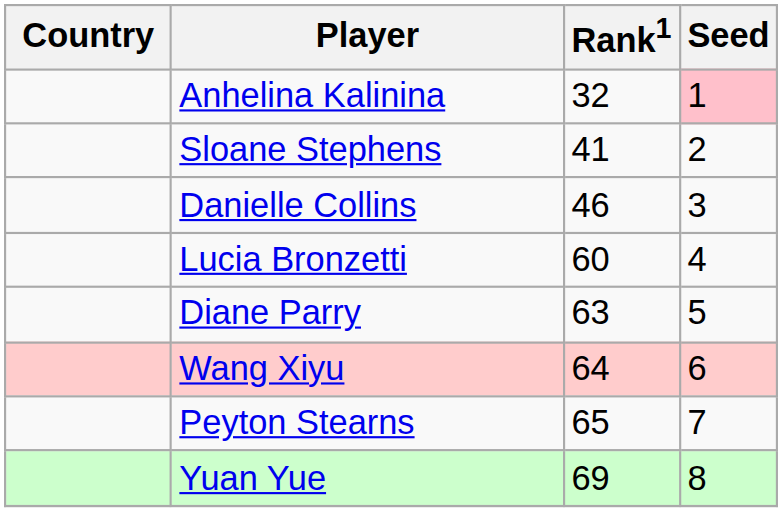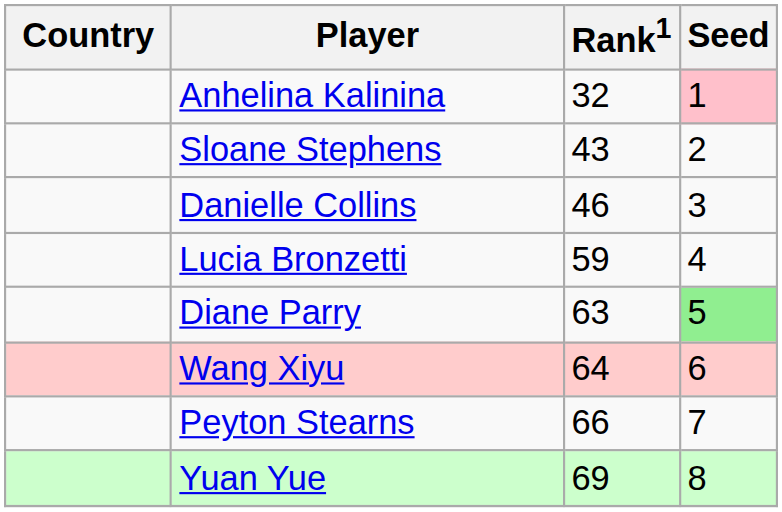(591, 150) 41 -> (591, 150) 43
(591, 259) 60 -> (591, 259) 59
(697, 313) no background -> (697, 313) lightgreen background
(591, 422) 65 -> (591, 422) 66
